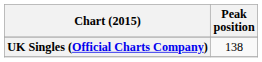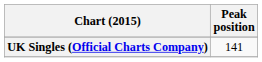(234, 47) 138 -> (234, 47) 141
